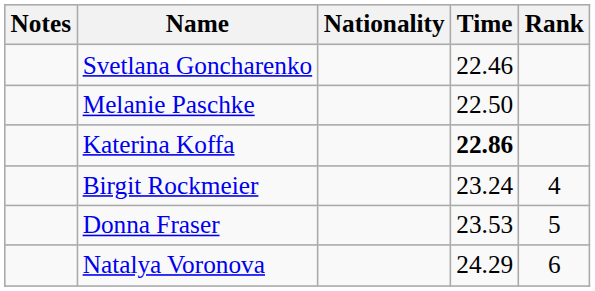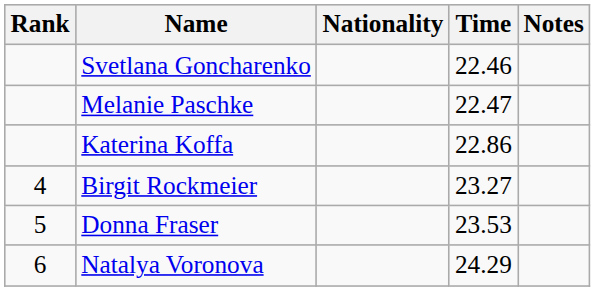columns swapped: (554, 24) <-> (41, 24)
(485, 104) 22.50 -> (483, 104) 22.47
(485, 144) bold -> (483, 144) normal
(485, 184) 23.24 -> (483, 184) 23.27
